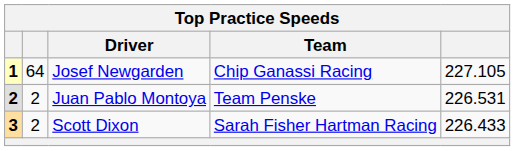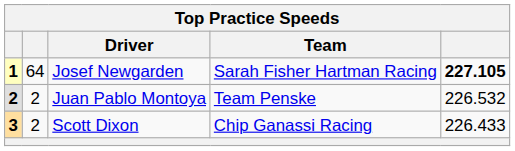(293, 72) Chip Ganassi Racing -> (325, 72) Sarah Fisher Hartman Racing
(475, 72) normal -> (475, 72) bold
(475, 98) 226.531 -> (475, 98) 226.532
(325, 125) Sarah Fisher Hartman Racing -> (293, 125) Chip Ganassi Racing
